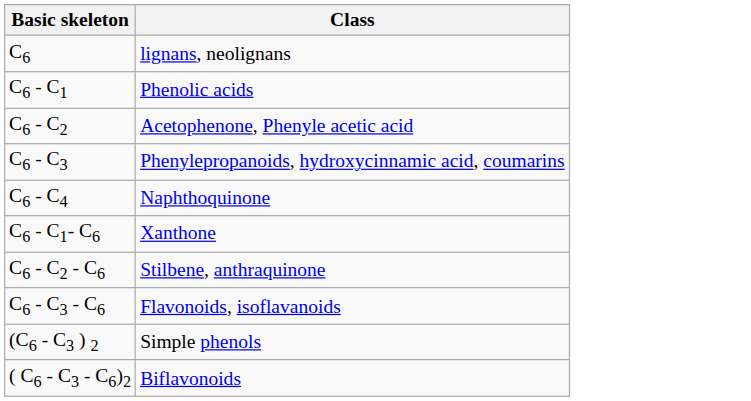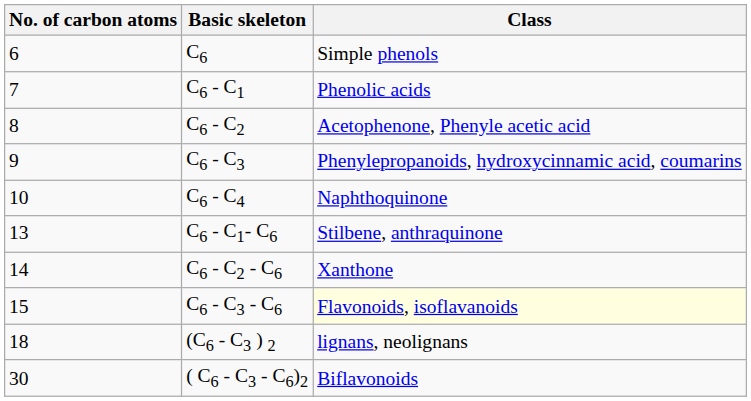+ column: (93, 19)
(215, 53) lignans, neolignans -> (378, 53) Simple phenols
(178, 233) Xanthone -> (410, 233) Stilbene, anthraquinone
(233, 269) Stilbene, anthraquinone -> (355, 269) Xanthone
(240, 305) no background -> (418, 305) lightyellow background
(201, 342) Simple phenols -> (393, 342) lignans, neolignans
